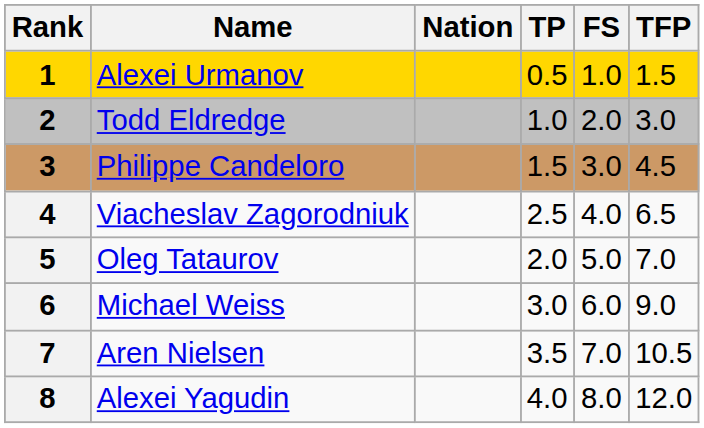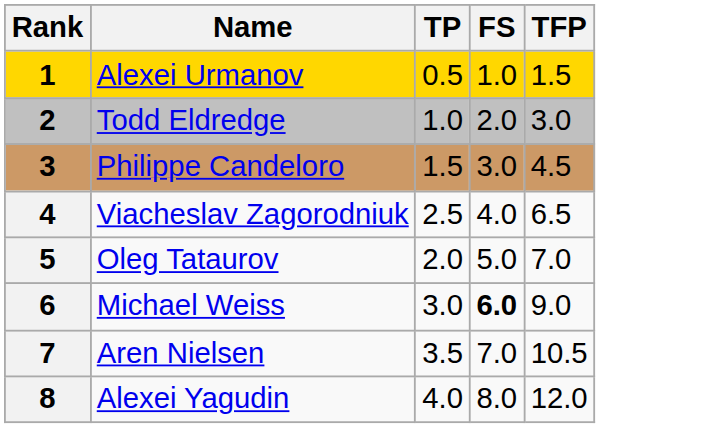- column: (468, 27)
(601, 306) normal -> (497, 306) bold
